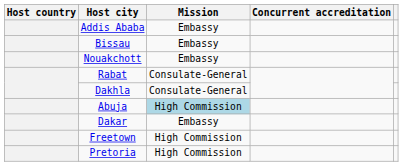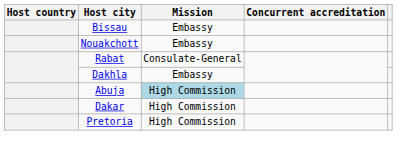- row: (113, 28)
(198, 91) Consulate-General -> (192, 75) Embassy
(198, 122) Embassy -> (192, 106) High Commission
- row: (113, 138)
